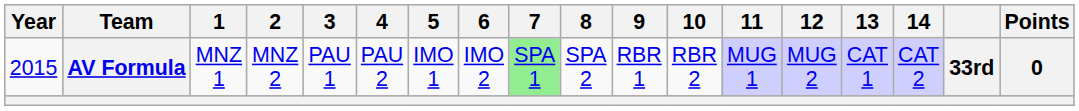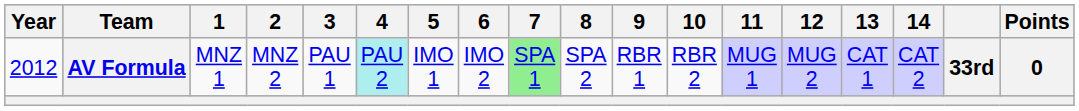(34, 67) 2015 -> (34, 67) 2012
(382, 67) no background -> (382, 67) paleturquoise background
